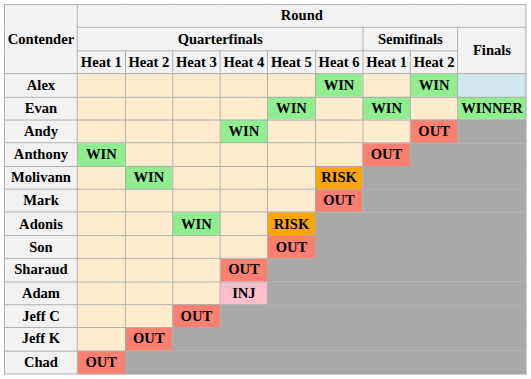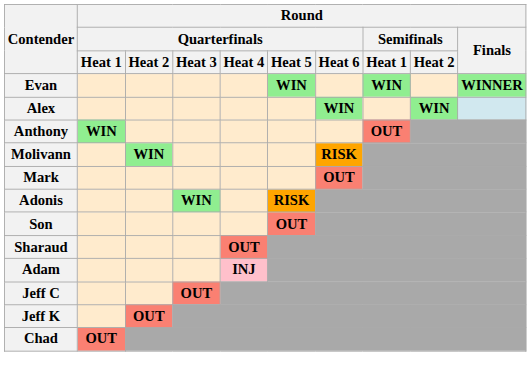rows swapped: (41, 108) <-> (41, 85)
- row: (41, 131)
